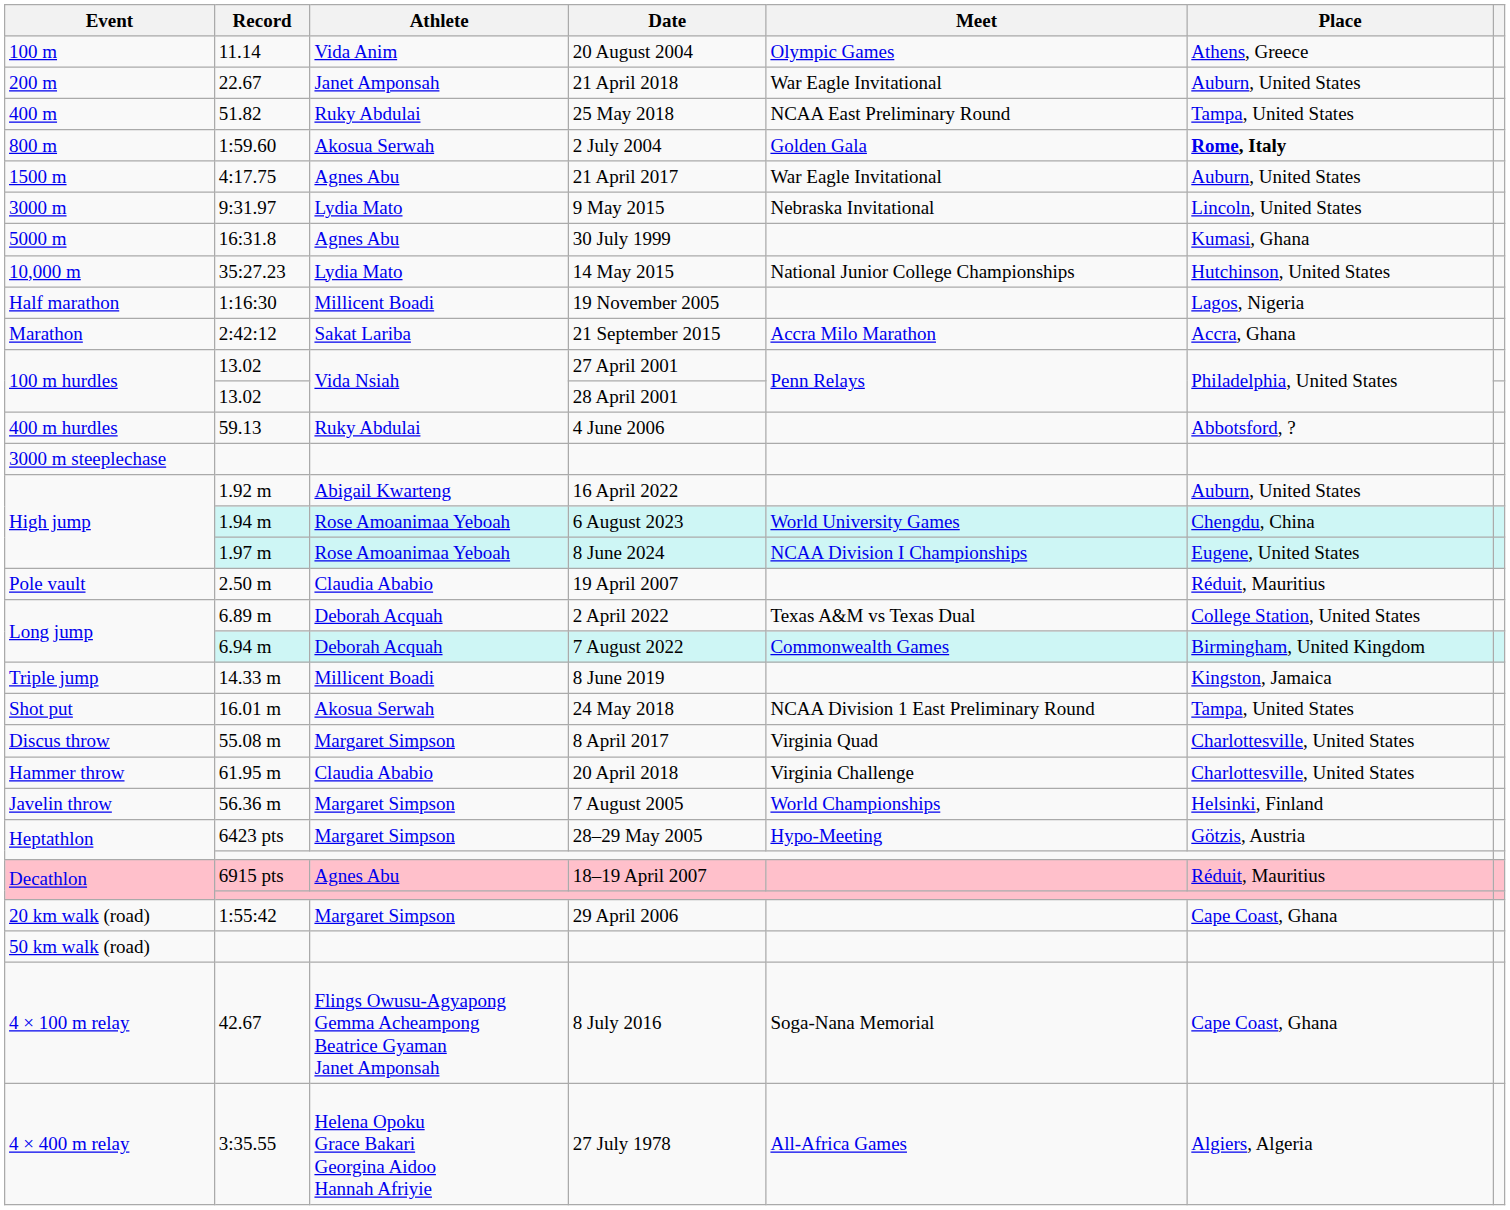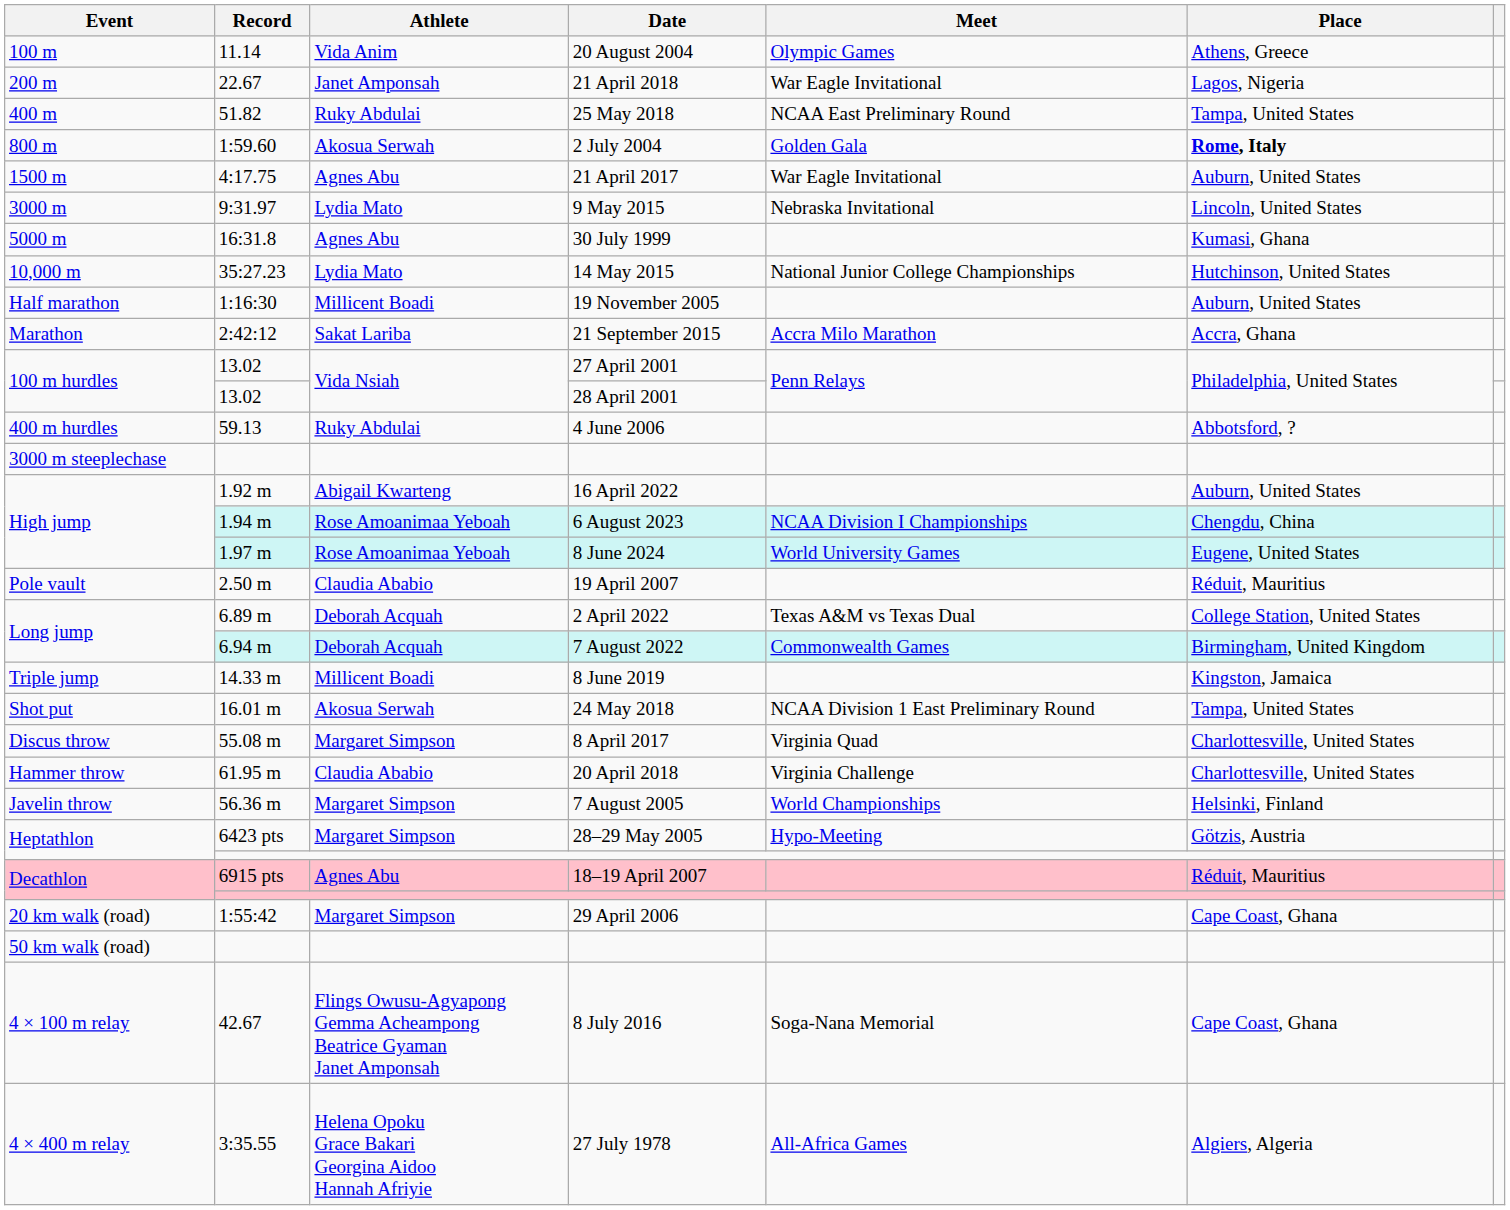(1276, 83) Auburn, United States -> (1248, 83) Lagos, Nigeria
(1248, 302) Lagos, Nigeria -> (1276, 302) Auburn, United States
(865, 521) World University Games -> (899, 521) NCAA Division I Championships
(899, 552) NCAA Division I Championships -> (865, 552) World University Games
